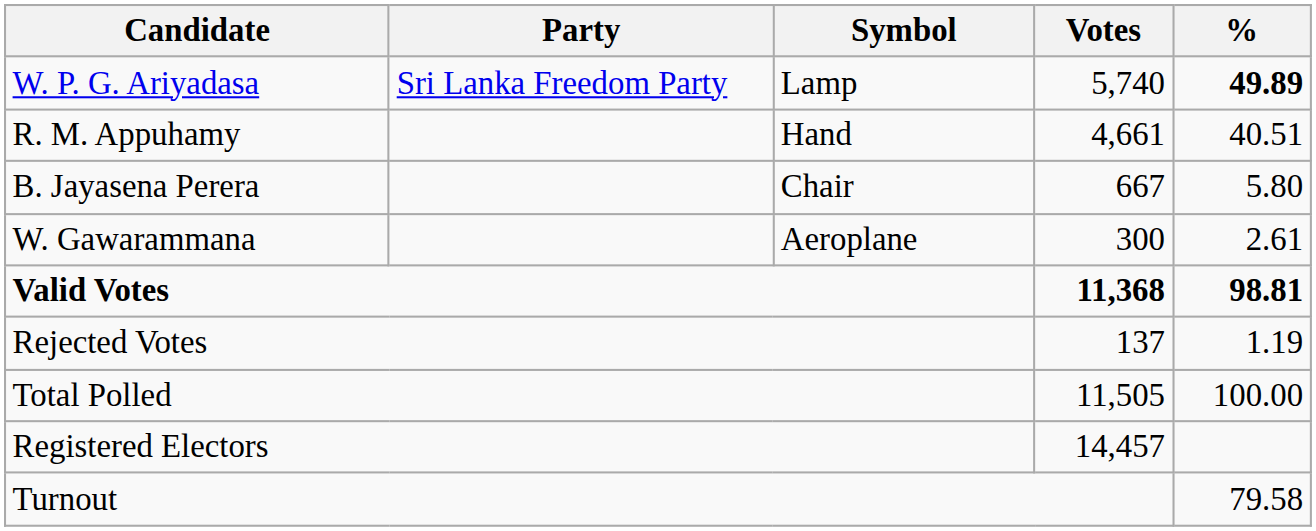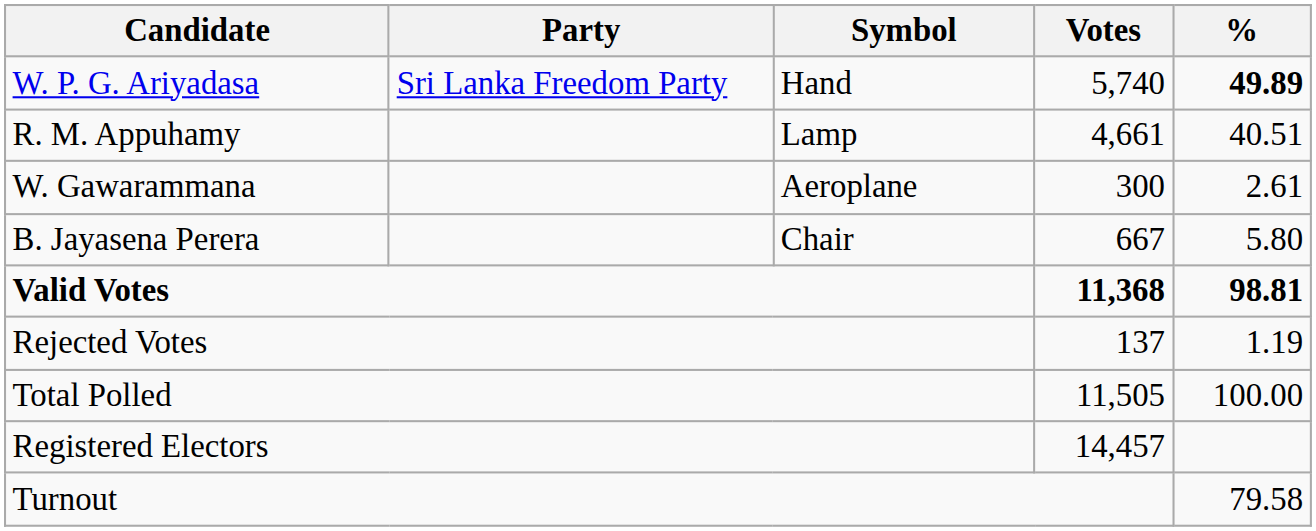(819, 82) Lamp -> (816, 82) Hand
(816, 134) Hand -> (819, 134) Lamp
rows swapped: (136, 186) <-> (134, 238)
